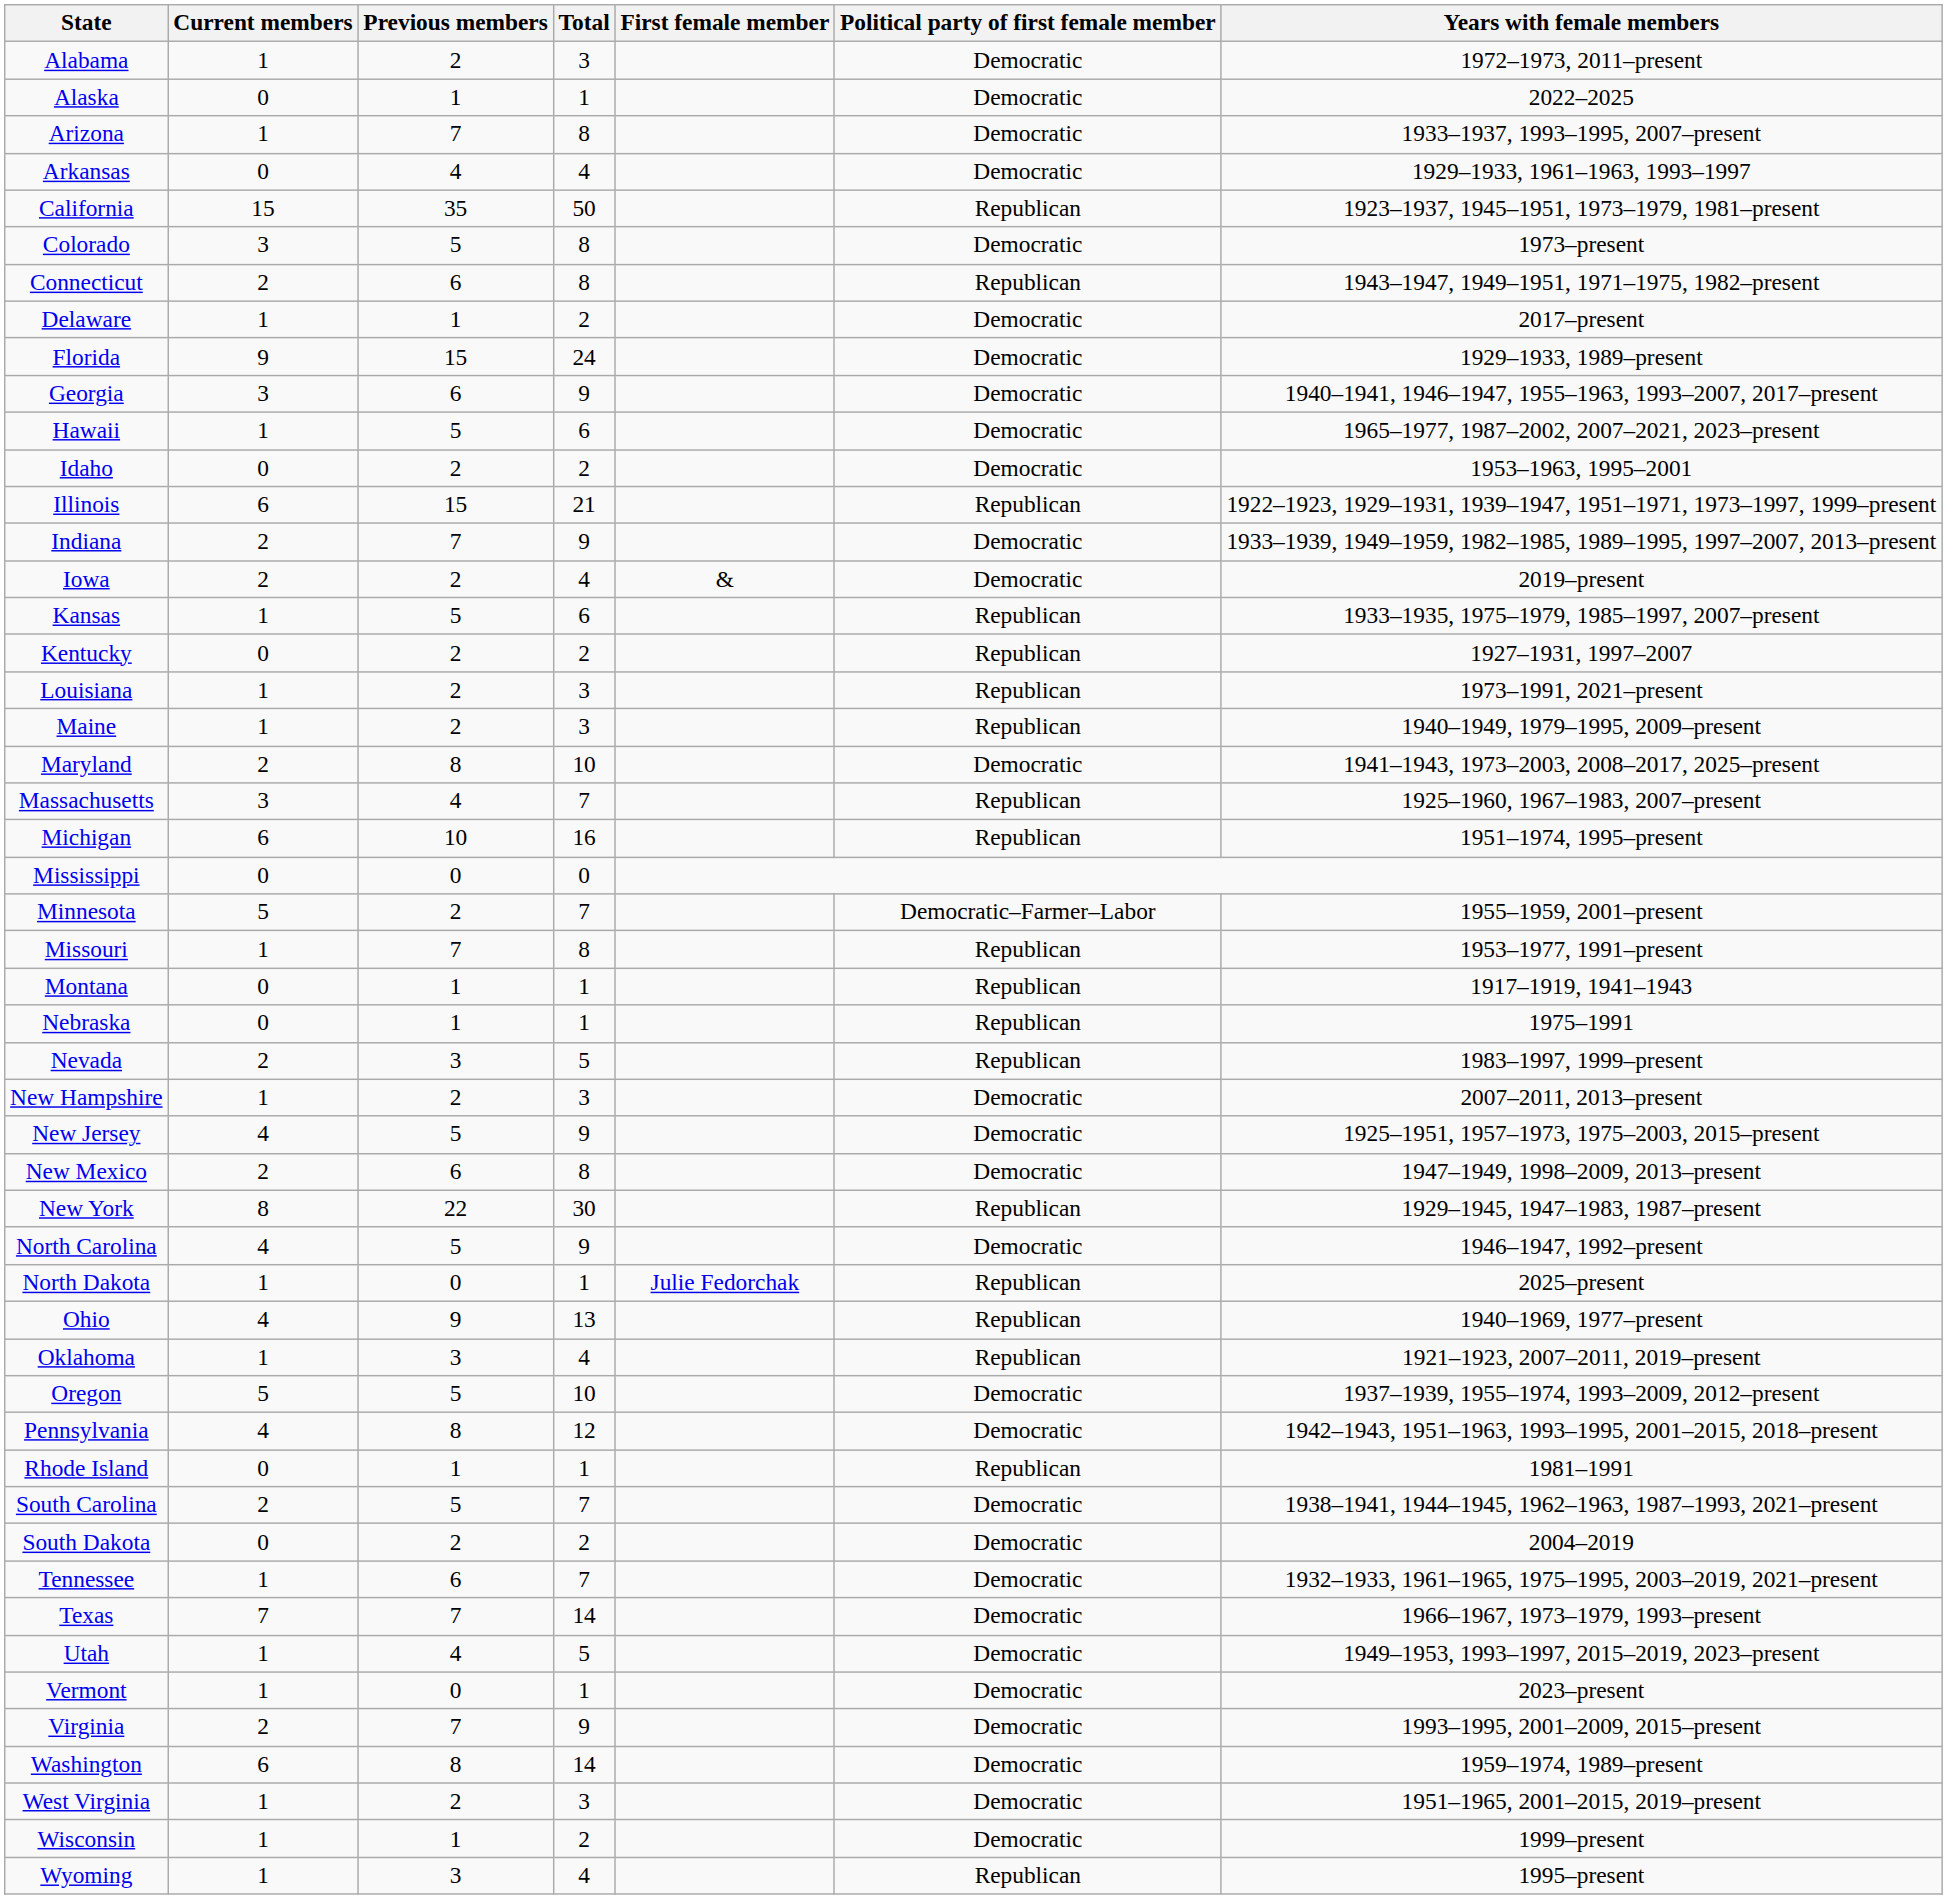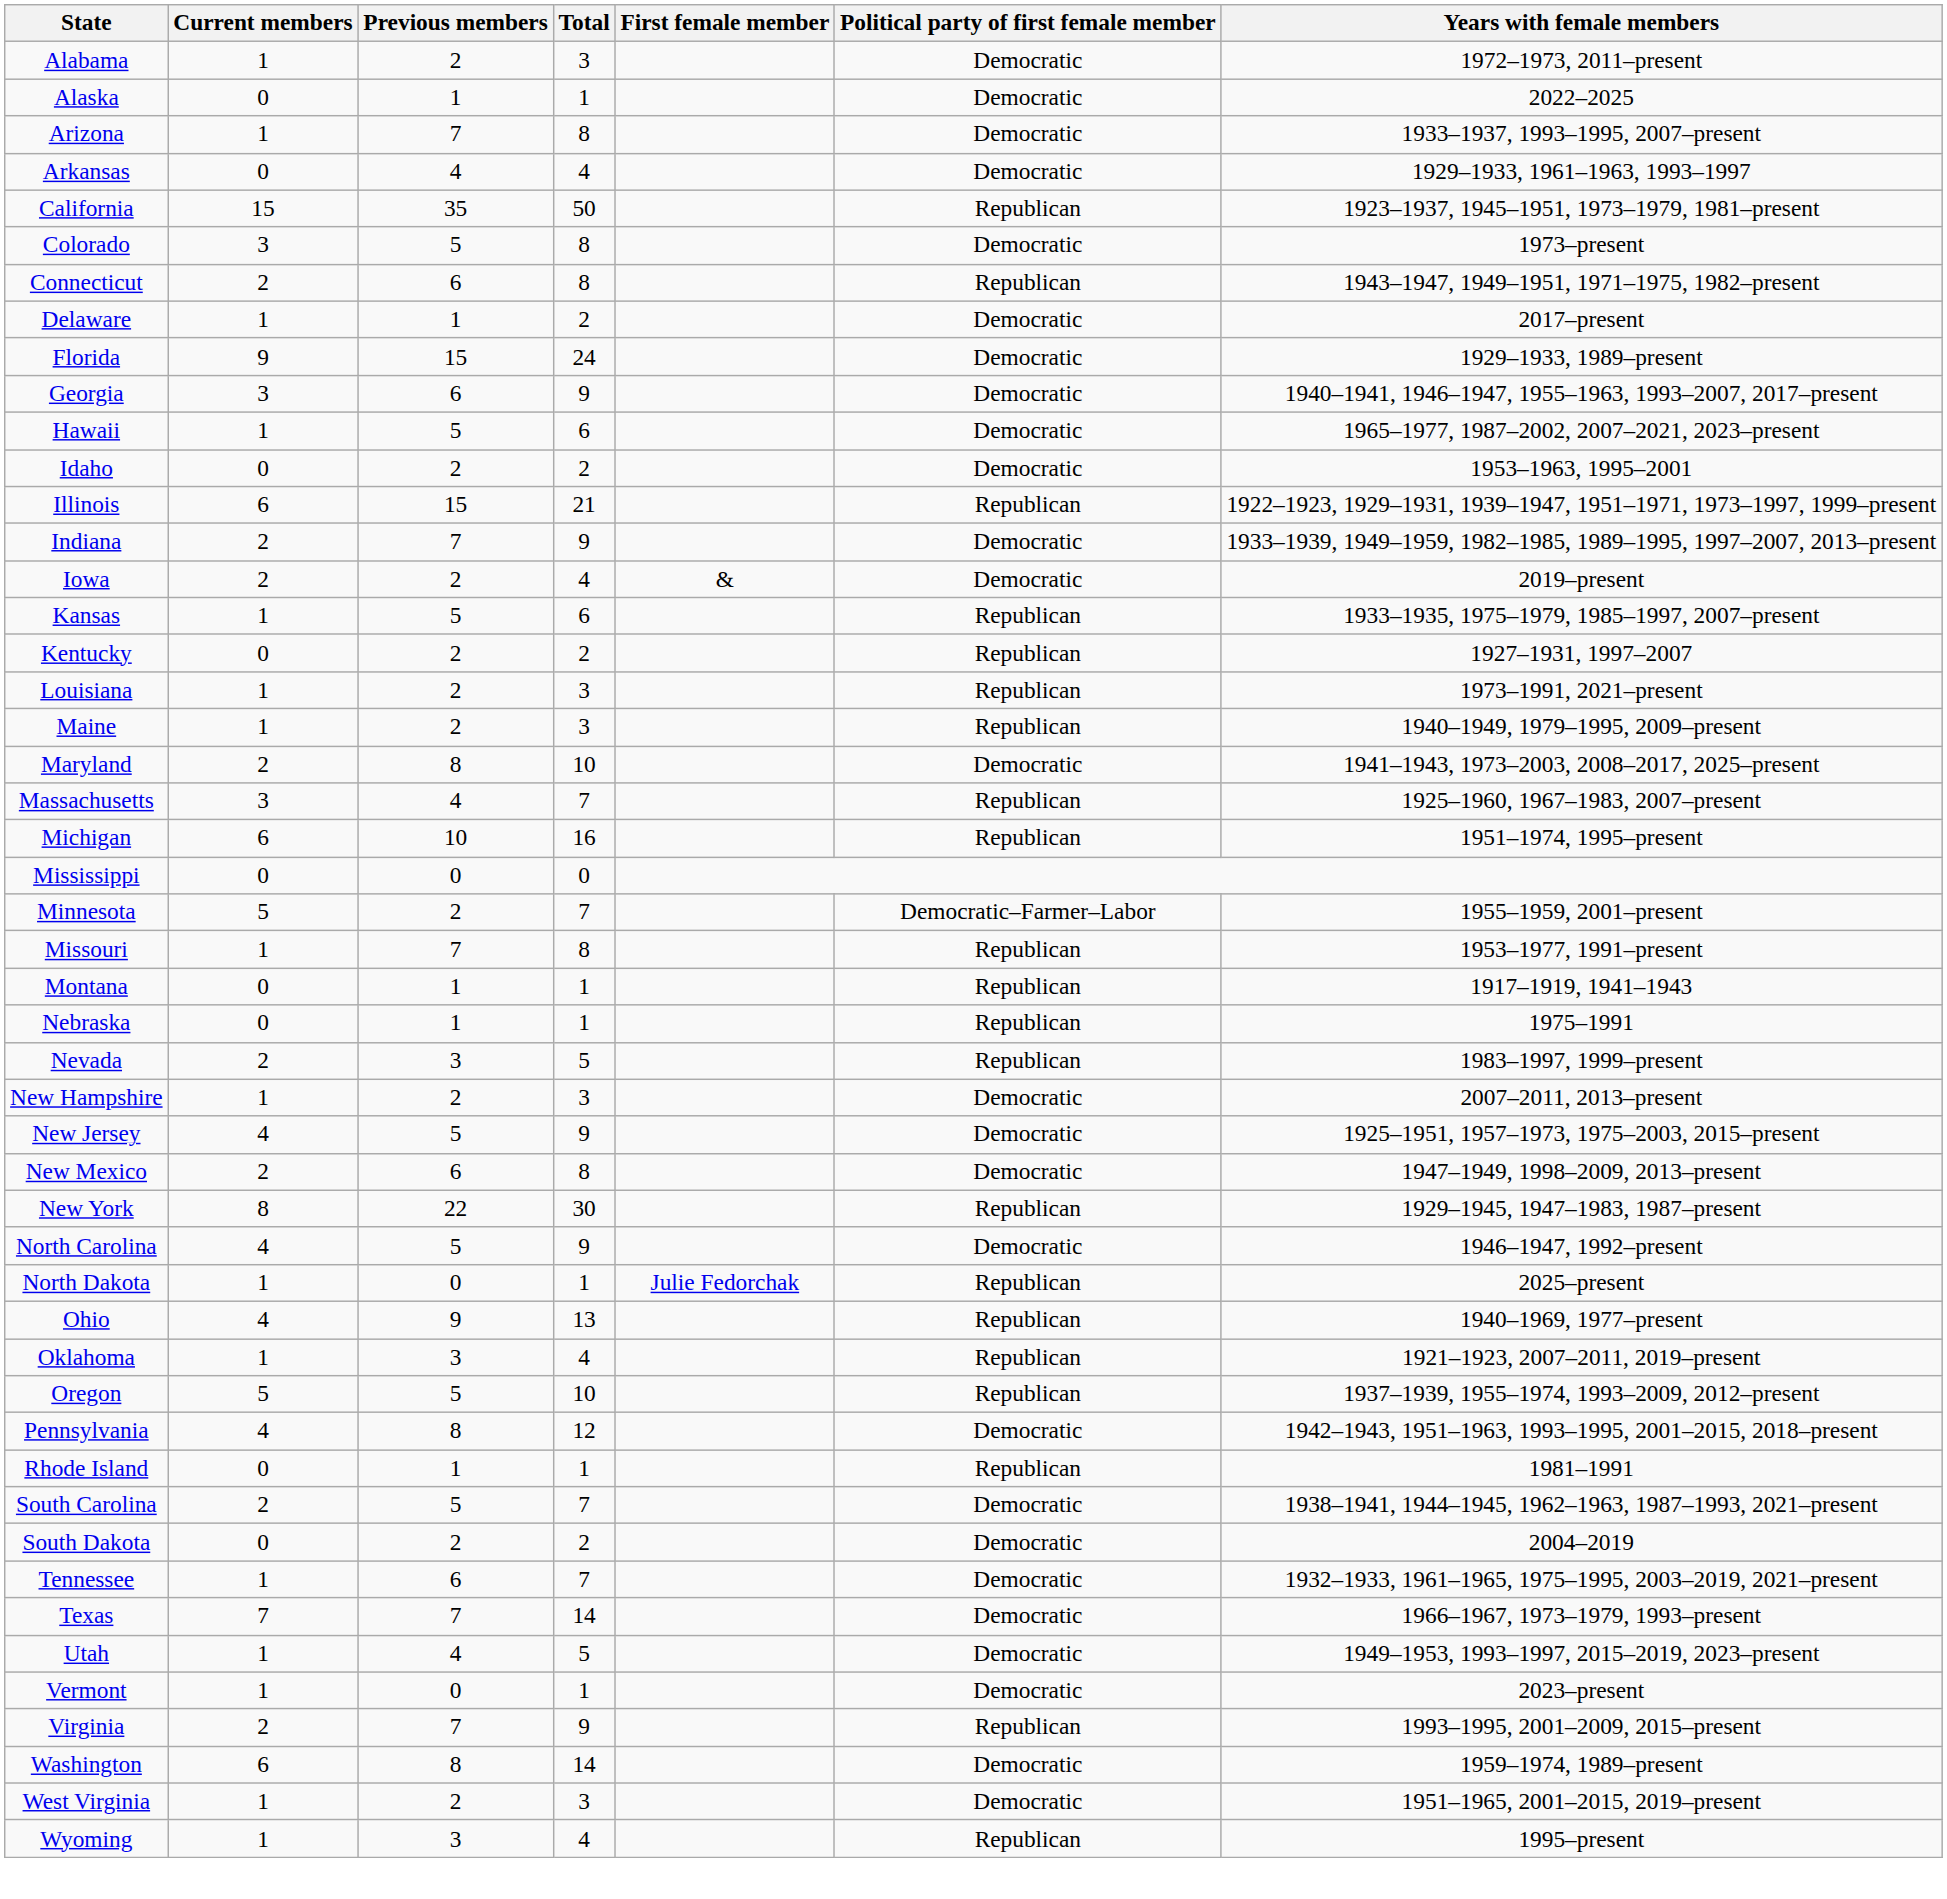(1028, 1393) Democratic -> (1028, 1393) Republican
(1028, 1727) Democratic -> (1028, 1727) Republican
- row: (86, 1838)
